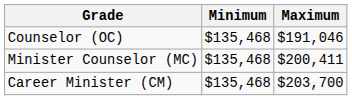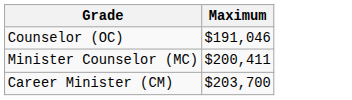- column: (238, 16)
